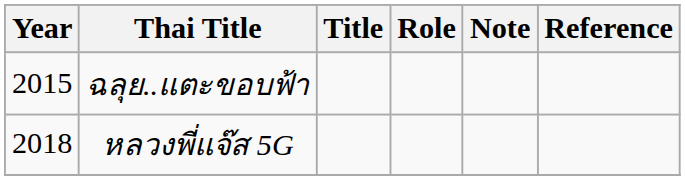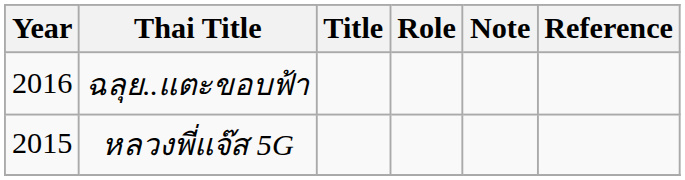(42, 83) 2015 -> (42, 83) 2016
(42, 144) 2018 -> (42, 144) 2015
